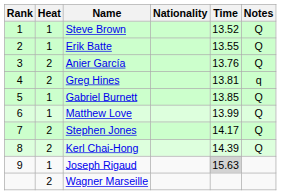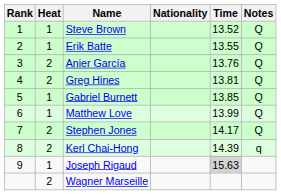(259, 80) q -> (259, 80) Q
(259, 148) Q -> (259, 148) q
